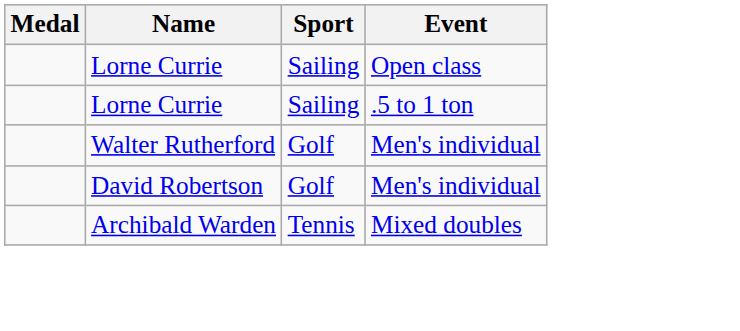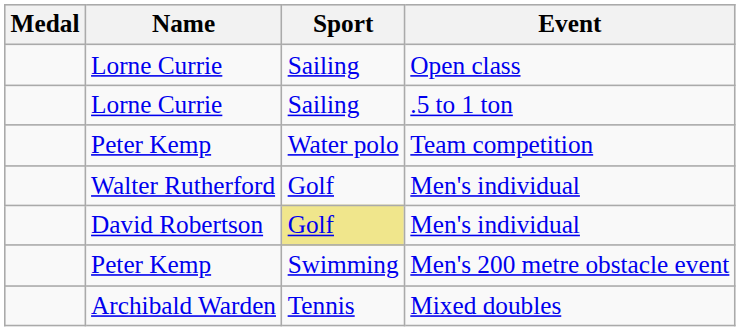+ row: (151, 144)
(311, 184) no background -> (311, 225) khaki background
+ row: (151, 265)
